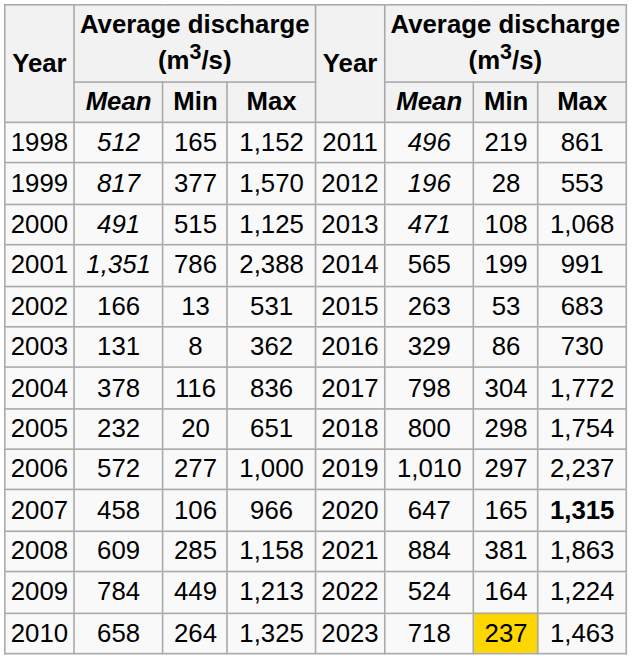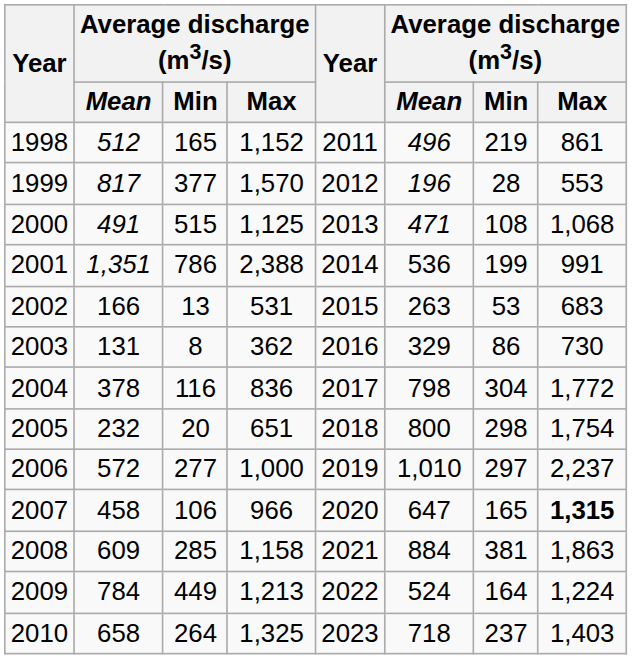(429, 265) 565 -> (429, 265) 536
(506, 632) gold background -> (506, 632) no background
(582, 632) 1,463 -> (582, 632) 1,403
